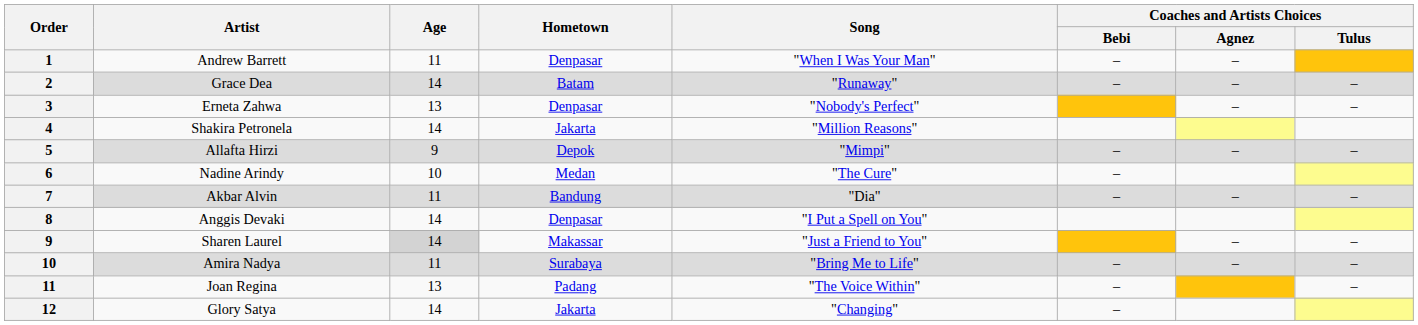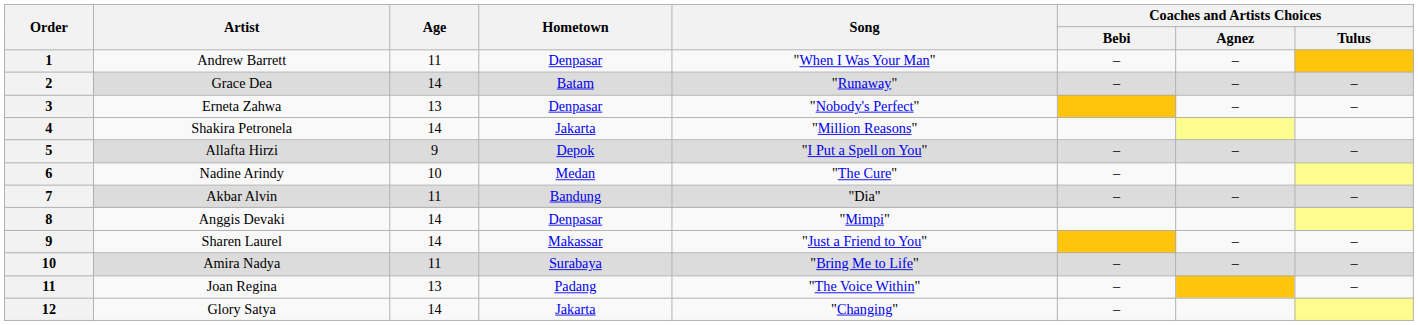(865, 151) "Mimpi" -> (865, 151) "I Put a Spell on You"
(865, 219) "I Put a Spell on You" -> (865, 219) "Mimpi"
(435, 241) lightgrey background -> (435, 241) no background
